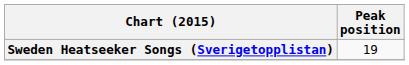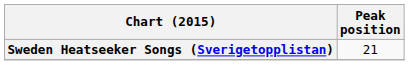(370, 50) 19 -> (370, 50) 21
